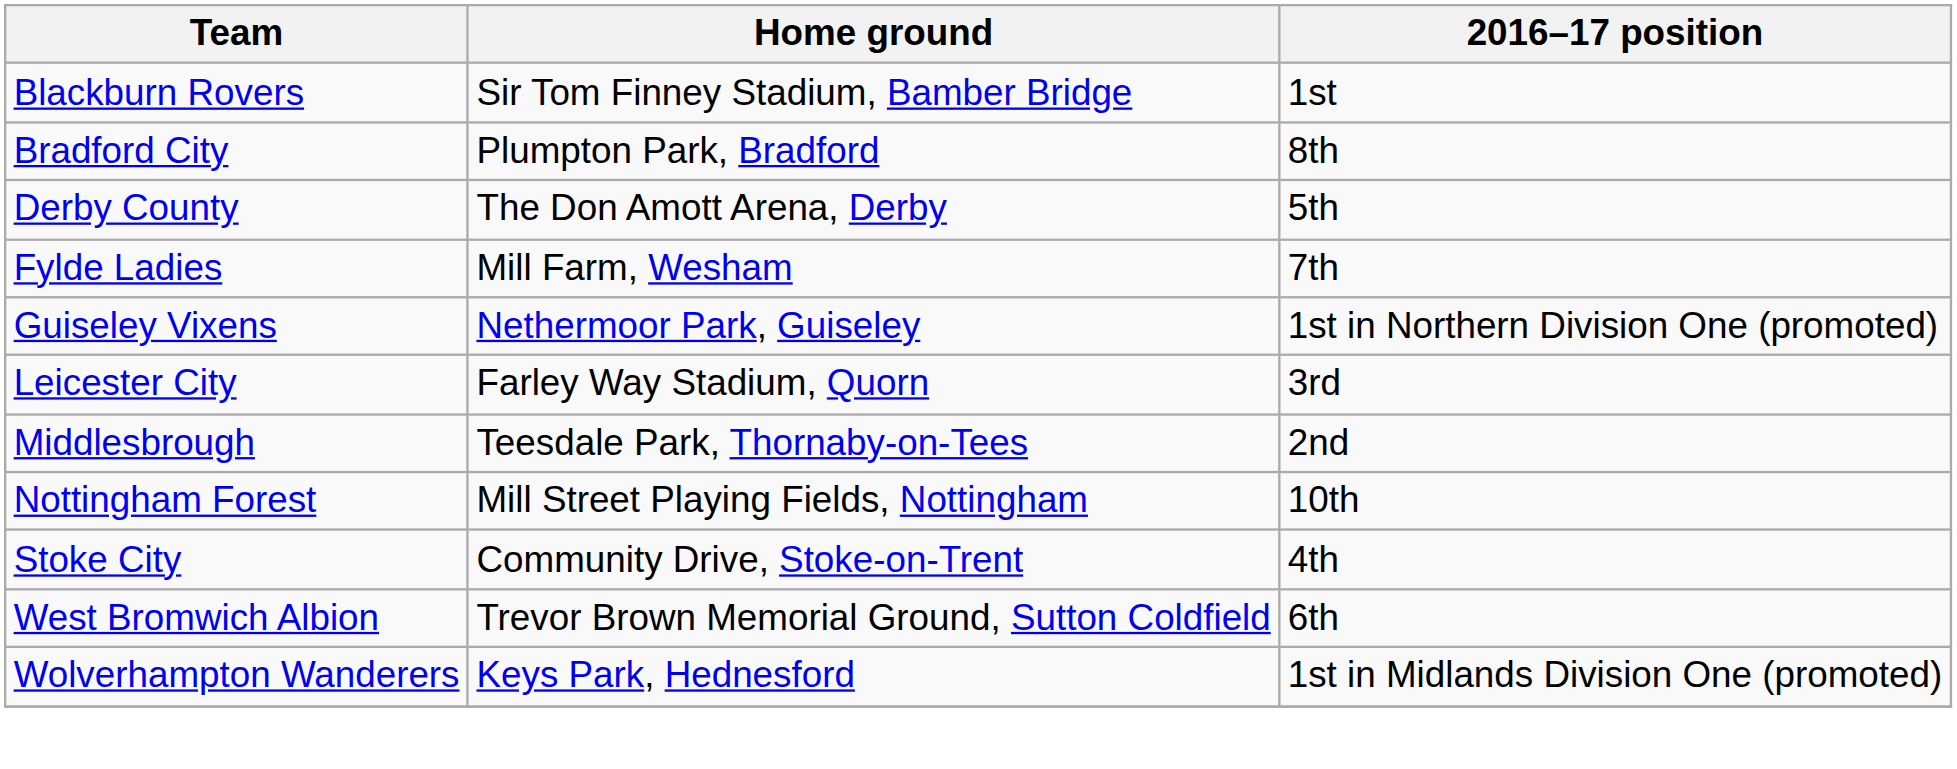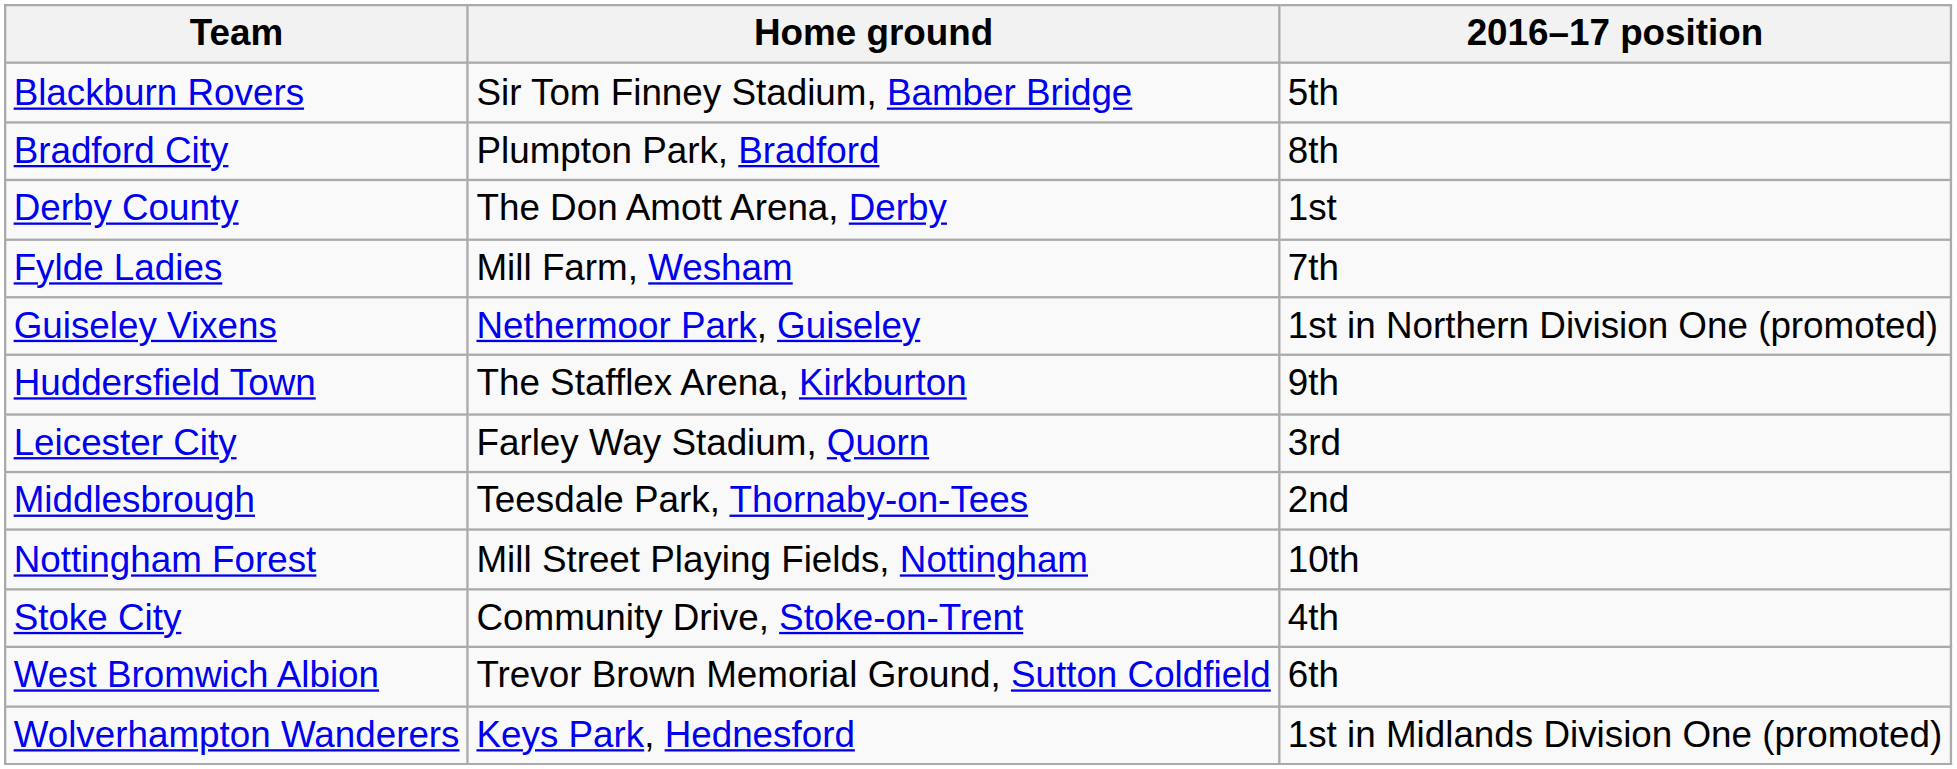(1312, 92) 1st -> (1313, 92) 5th
(1313, 208) 5th -> (1312, 208) 1st
+ row: (165, 383)
